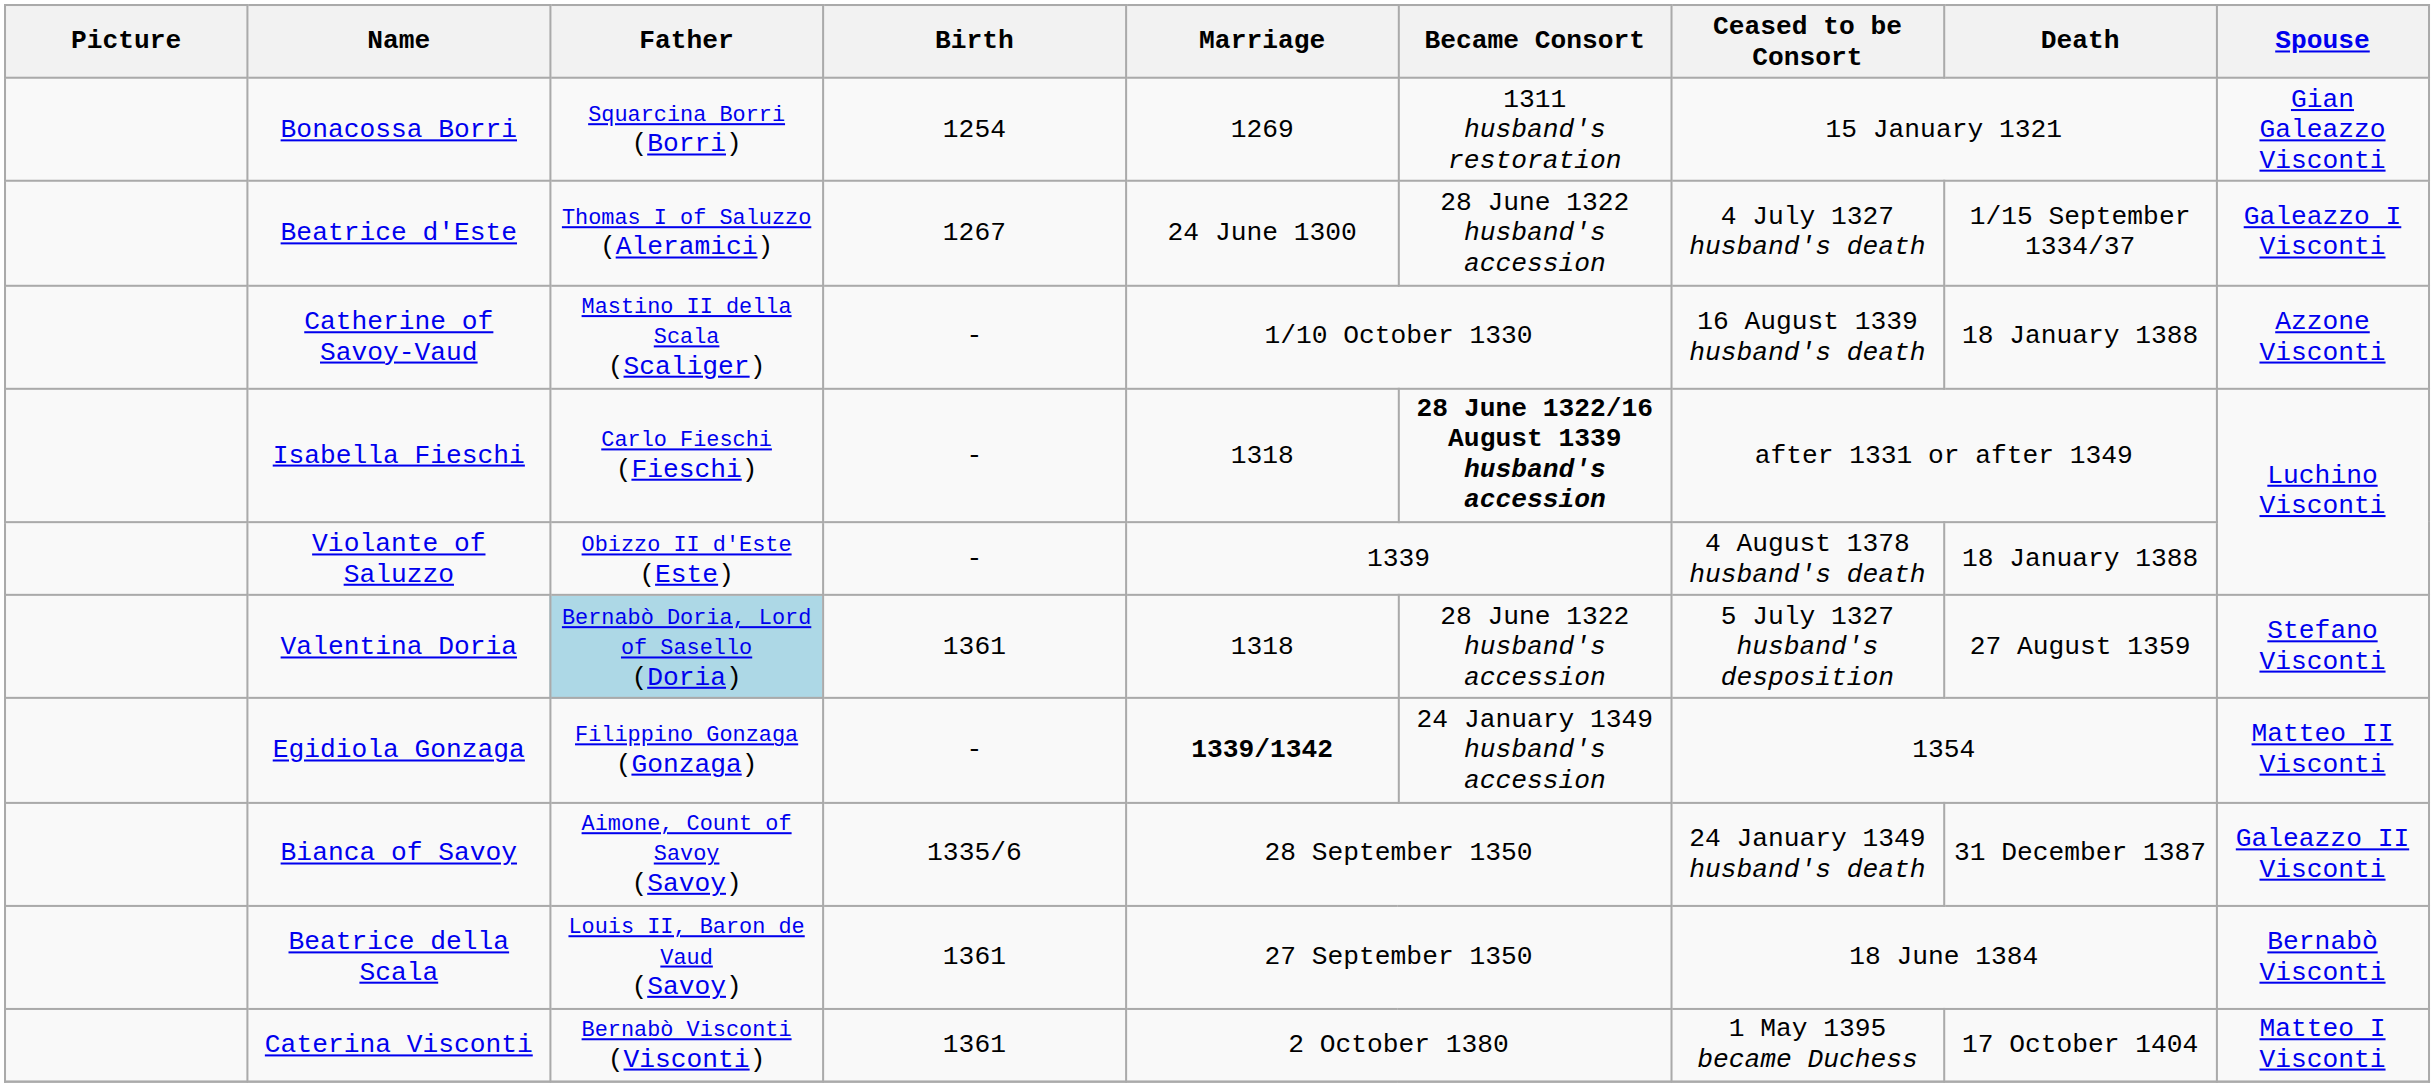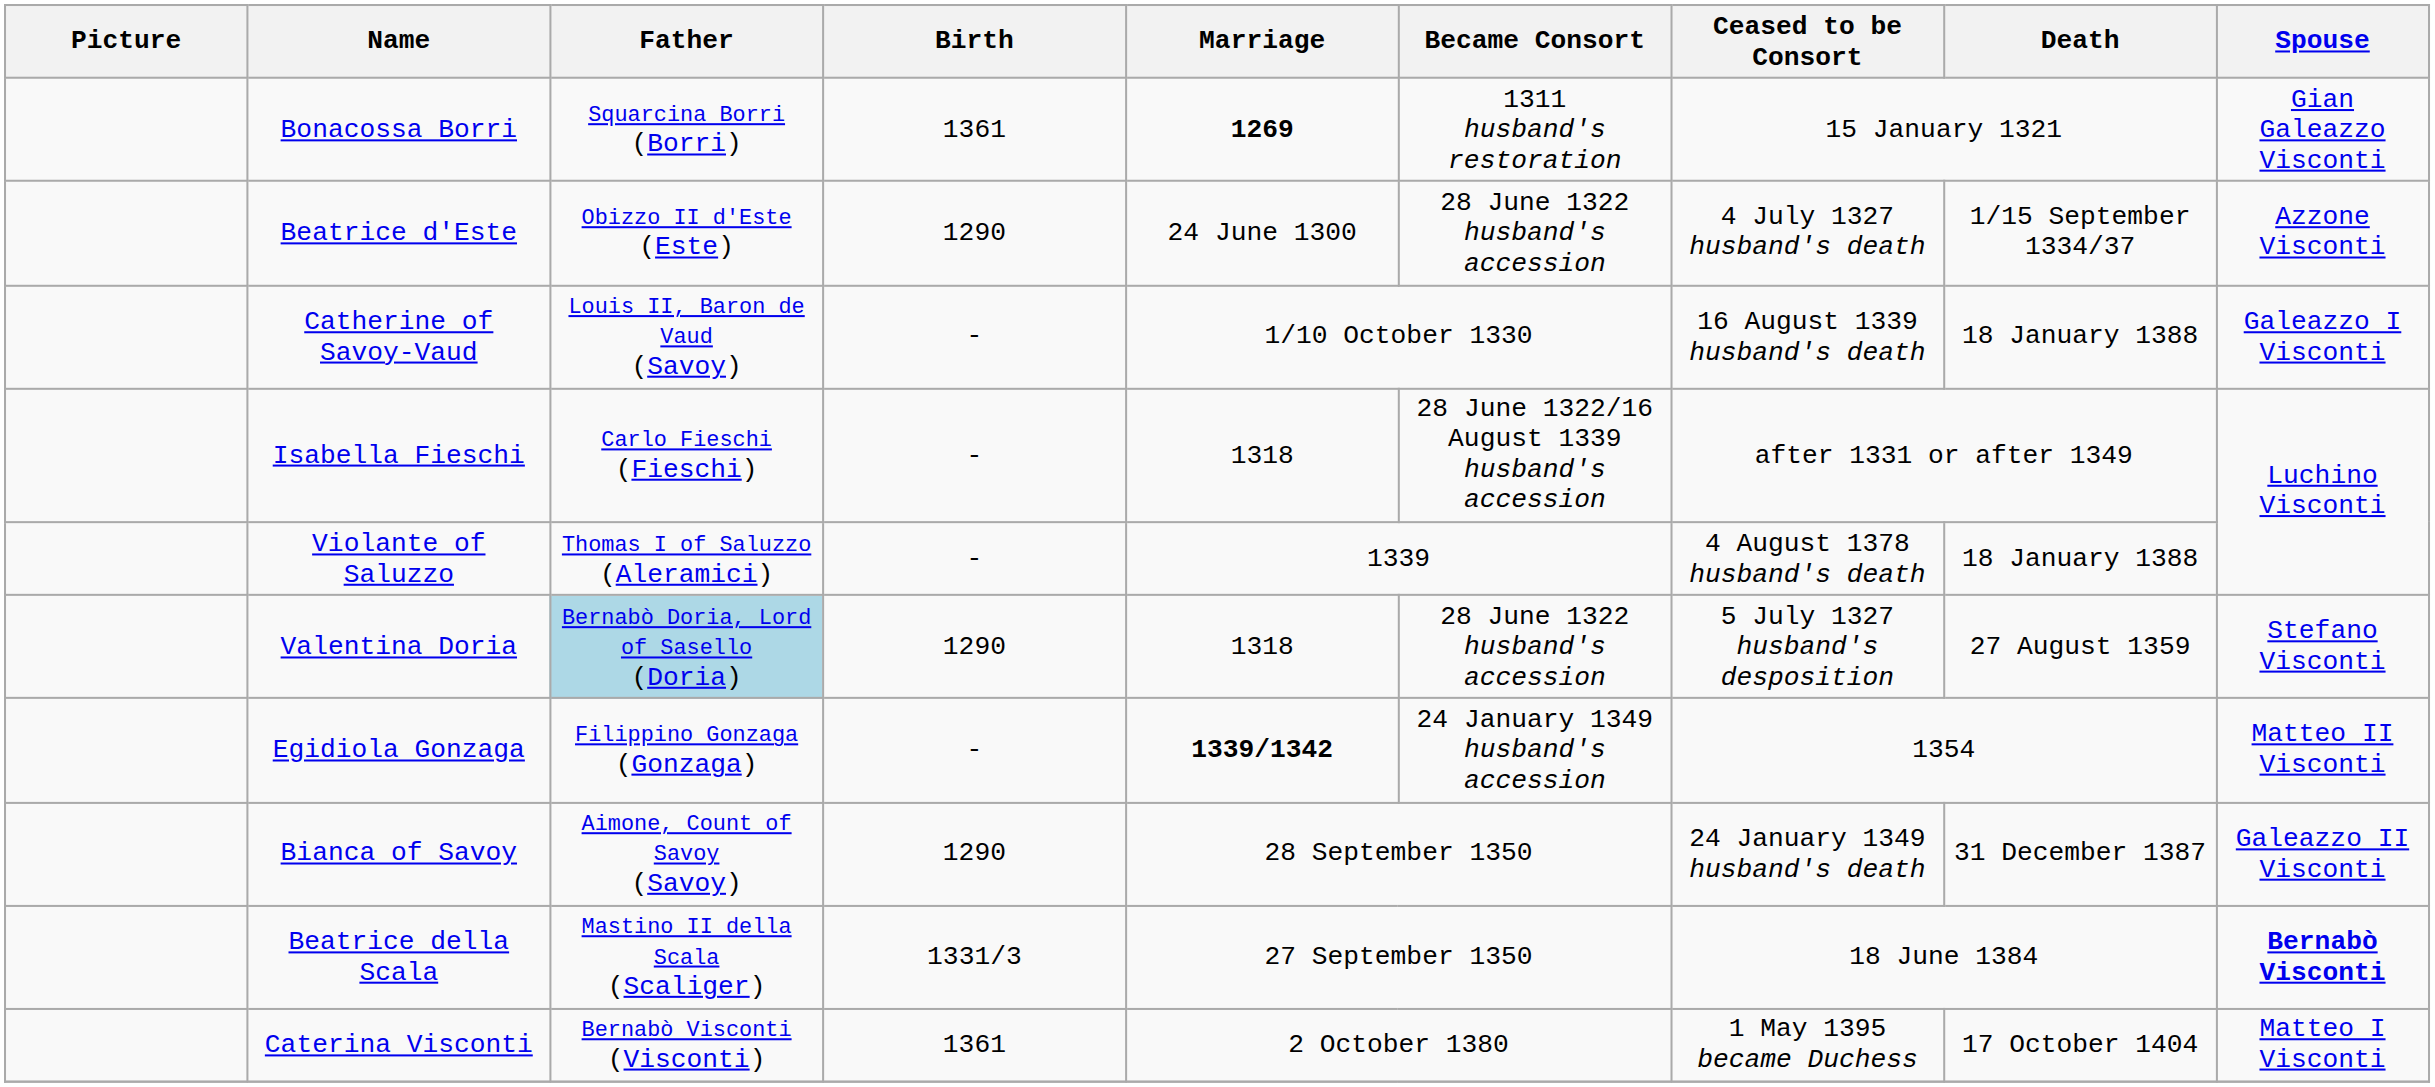(974, 130) 1254 -> (974, 130) 1361
(1262, 130) normal -> (1262, 130) bold
(687, 235) Thomas I of Saluzzo (Aleramici) -> (687, 235) Obizzo II d'Este (Este)
(974, 233) 1267 -> (974, 233) 1290
(2323, 233) Galeazzo I Visconti -> (2323, 233) Azzone Visconti
(687, 339) Mastino II della Scala (Scaliger) -> (687, 339) Louis II, Baron de Vaud (Savoy)
(2323, 337) Azzone Visconti -> (2323, 337) Galeazzo I Visconti
(1535, 455) bold -> (1535, 455) normal
(687, 561) Obizzo II d'Este (Este) -> (687, 561) Thomas I of Saluzzo (Aleramici)
(974, 647) 1361 -> (974, 647) 1290
(974, 854) 1335/6 -> (974, 854) 1290
(687, 959) Louis II, Baron de Vaud (Savoy) -> (687, 959) Mastino II della Scala (Scaliger)
(974, 957) 1361 -> (974, 957) 1331/3
(2323, 957) normal -> (2323, 957) bold
